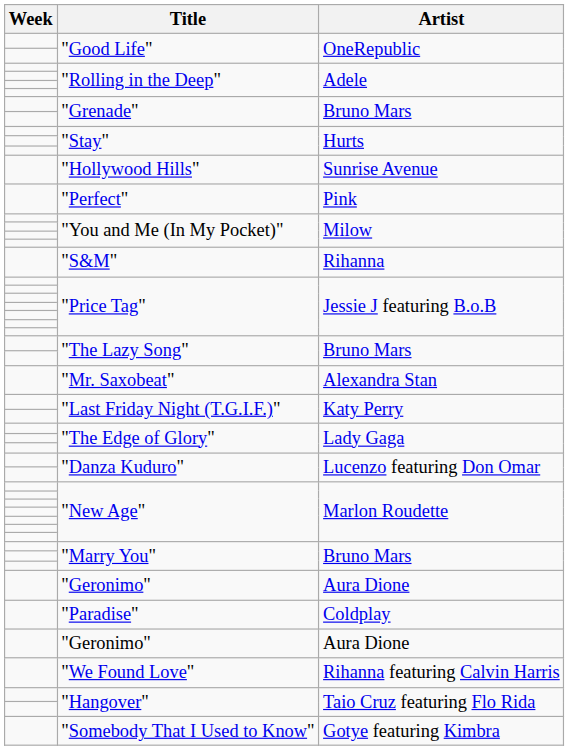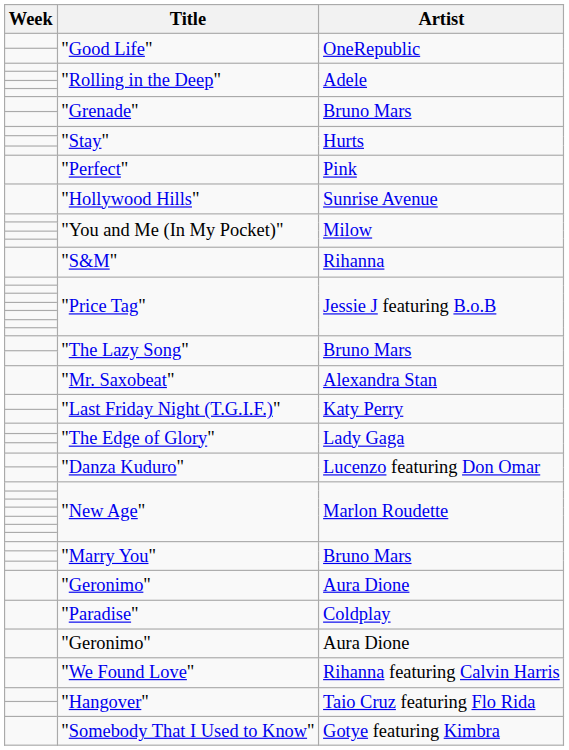rows swapped: (130, 169) <-> (95, 198)
